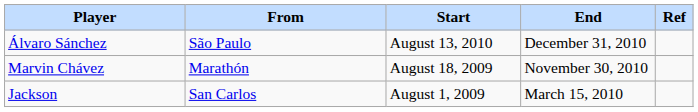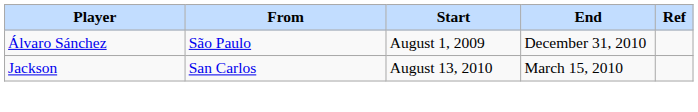(441, 43) August 13, 2010 -> (437, 43) August 1, 2009
- row: (56, 68)
(437, 94) August 1, 2009 -> (441, 68) August 13, 2010
